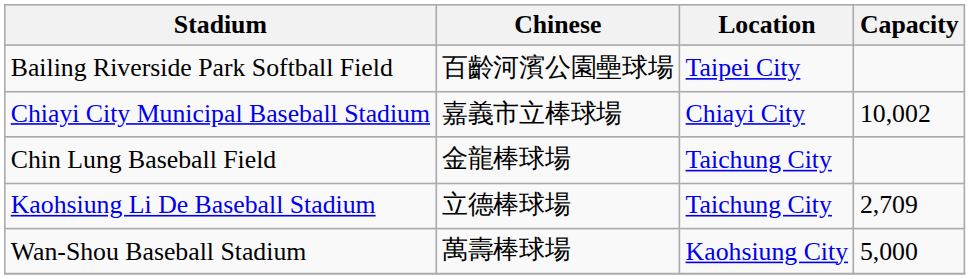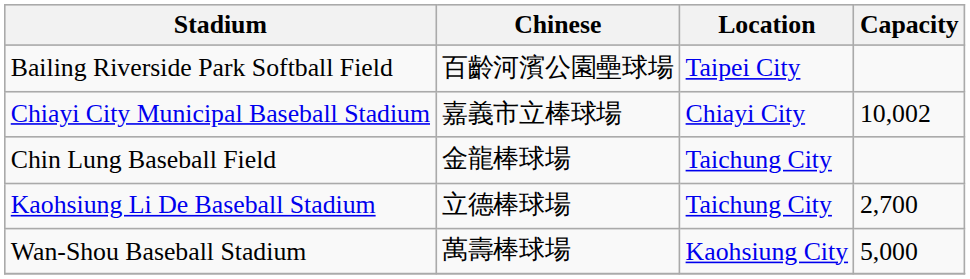(889, 205) 2,709 -> (889, 205) 2,700
